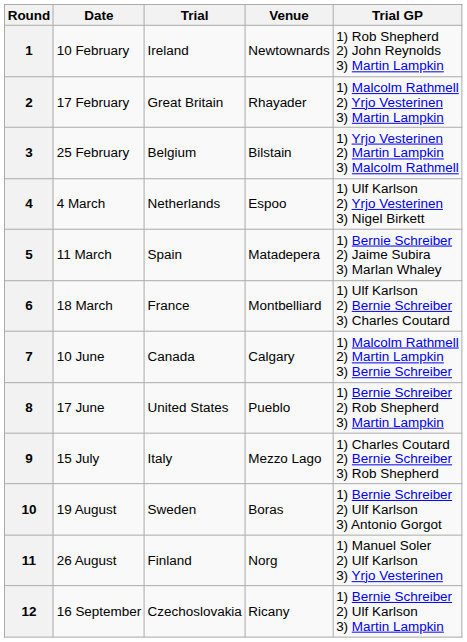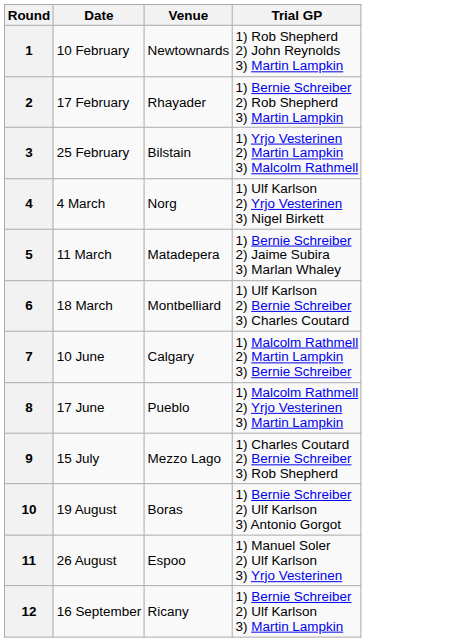- column: (195, 15)
(397, 102) 1) Malcolm Rathmell 2) Yrjo Vesterinen 3) Martin Lampkin -> (293, 102) 1) Bernie Schreiber 2) Rob Shepherd 3) Martin Lampkin
(267, 204) Espoo -> (162, 204) Norg
(394, 407) 1) Bernie Schreiber 2) Rob Shepherd 3) Martin Lampkin -> (297, 407) 1) Malcolm Rathmell 2) Yrjo Vesterinen 3) Martin Lampkin
(263, 560) Norg -> (167, 560) Espoo
